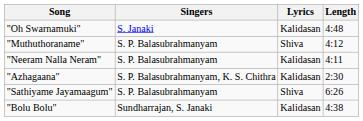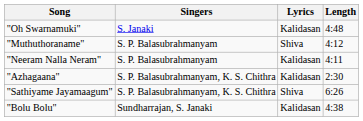(167, 92) S. P. Balasubrahmanyam -> (196, 92) S. P. Balasubrahmanyam, K. S. Chithra
